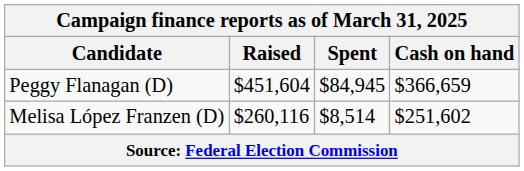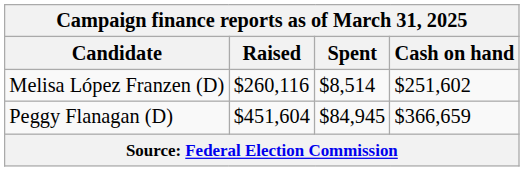rows swapped: (91, 85) <-> (117, 117)
